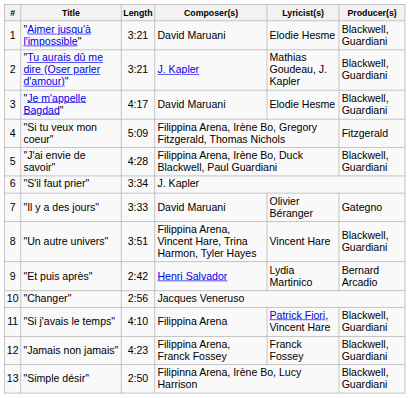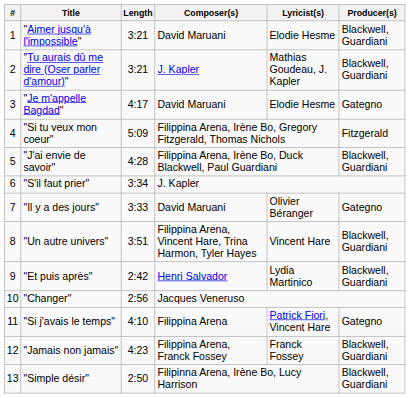(365, 104) Blackwell, Guardiani -> (362, 104) Gategno
(360, 276) Bernard Arcadio -> (365, 276) Blackwell, Guardiani
(365, 321) Blackwell, Guardiani -> (362, 321) Gategno
